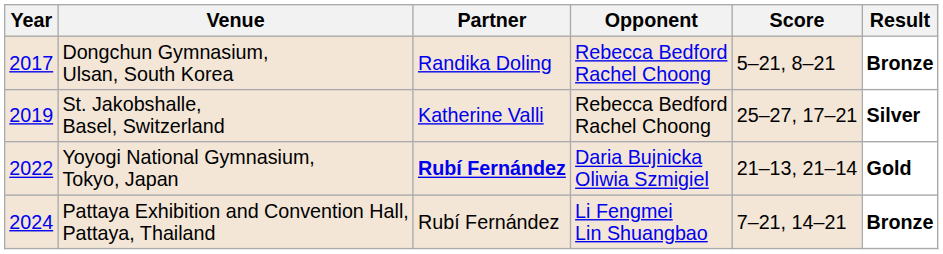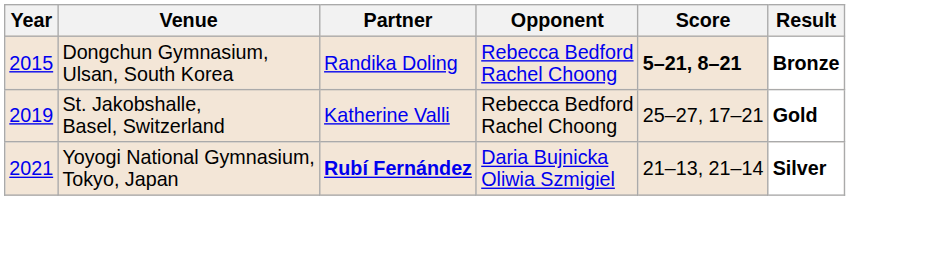(31, 63) 2017 -> (31, 63) 2015
(786, 63) normal -> (692, 63) bold
(893, 116) Silver -> (795, 116) Gold
(31, 169) 2022 -> (31, 169) 2021
(889, 169) Gold -> (800, 169) Silver
- row: (236, 222)
